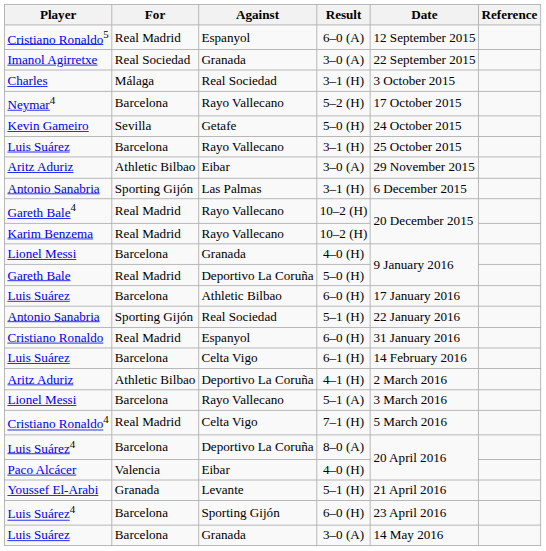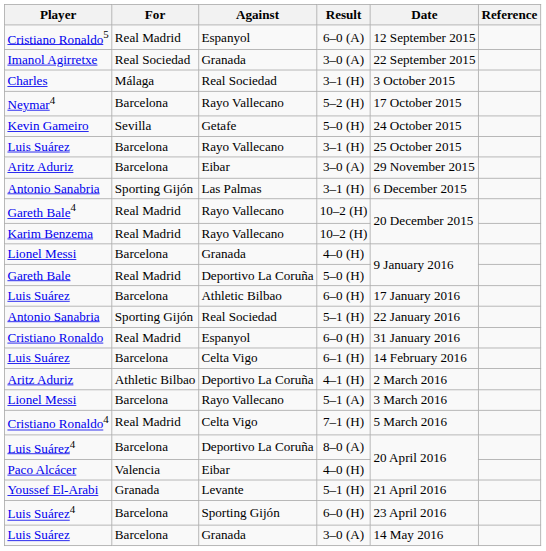(155, 167) Athletic Bilbao -> (141, 167) Barcelona
